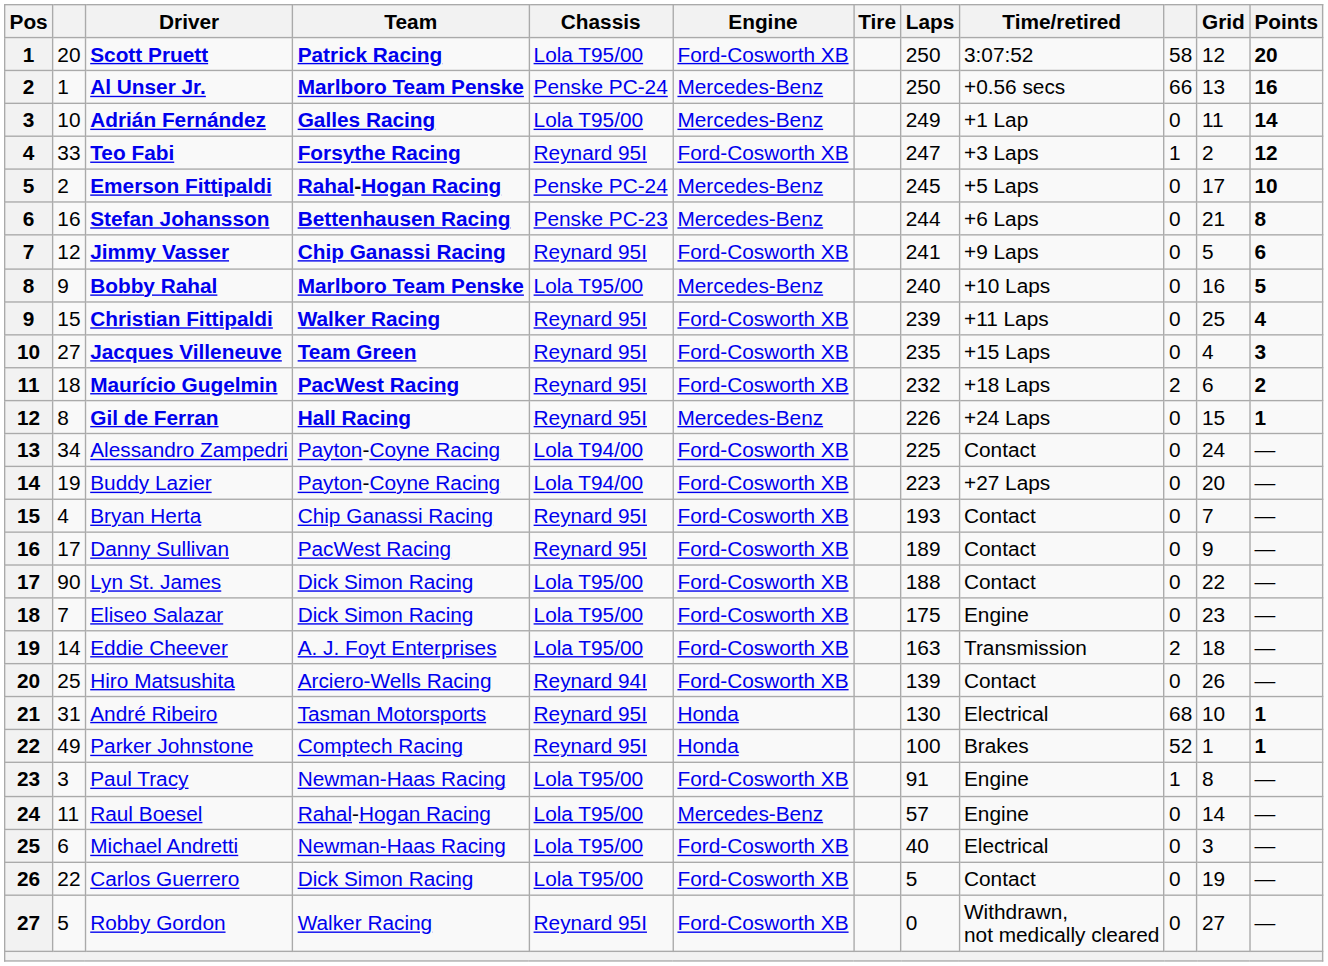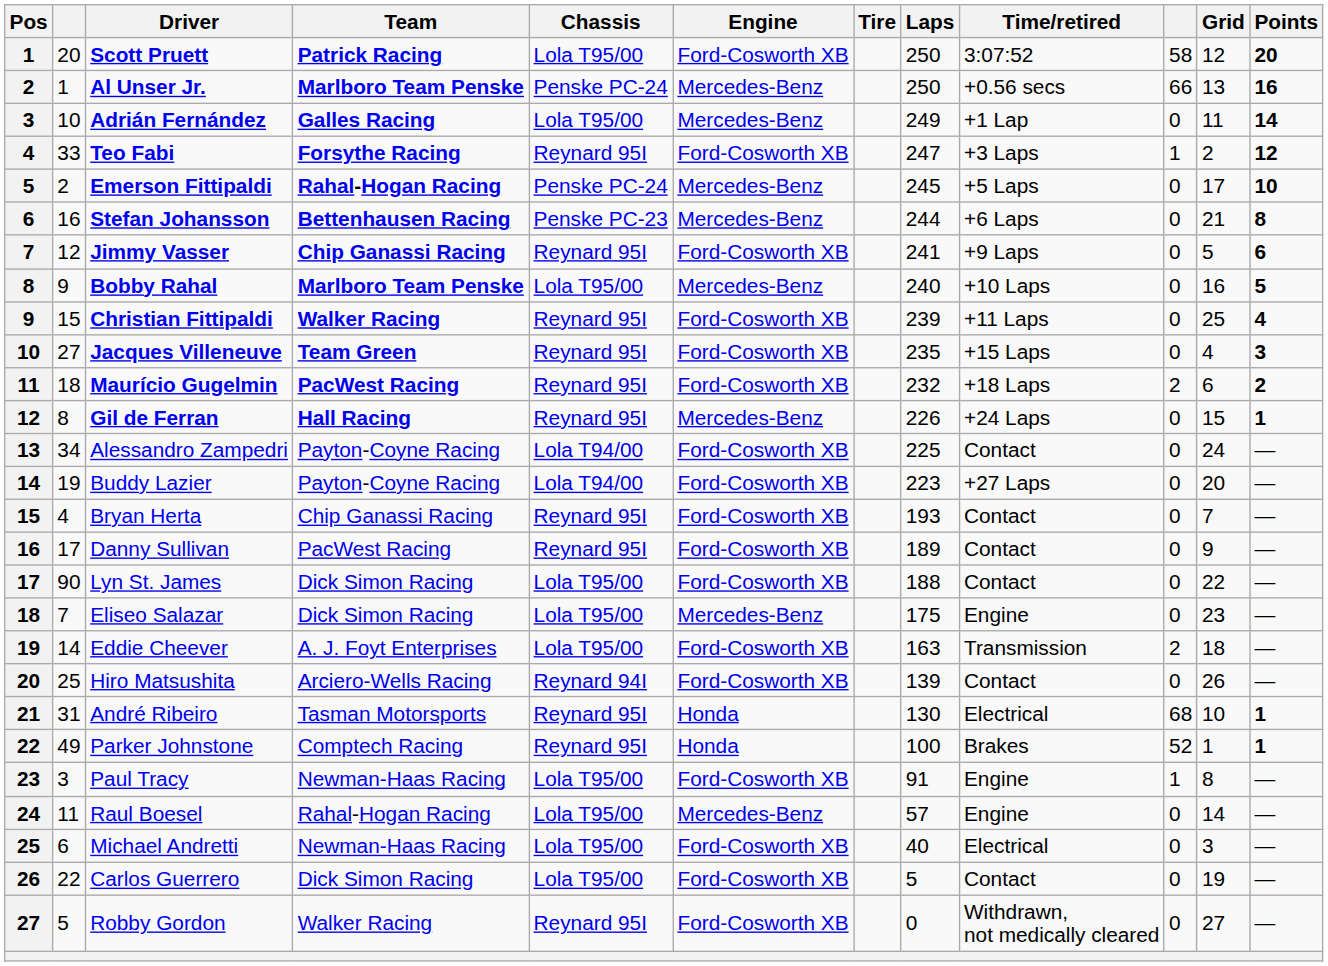(763, 615) Ford-Cosworth XB -> (750, 615) Mercedes-Benz
